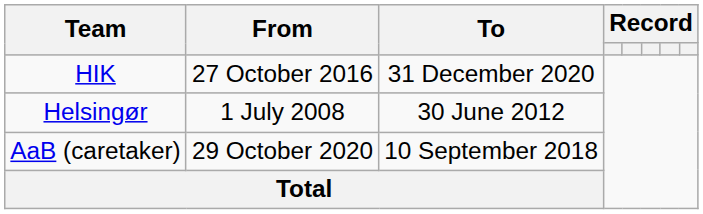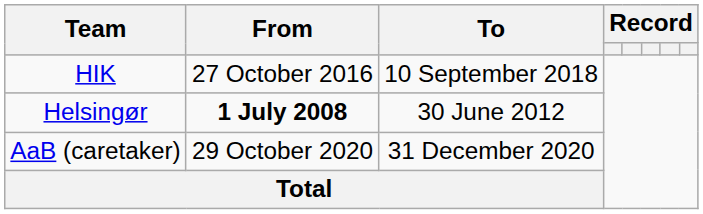(491, 73) 31 December 2020 -> (491, 73) 10 September 2018
(282, 112) normal -> (282, 112) bold
(491, 150) 10 September 2018 -> (491, 150) 31 December 2020
